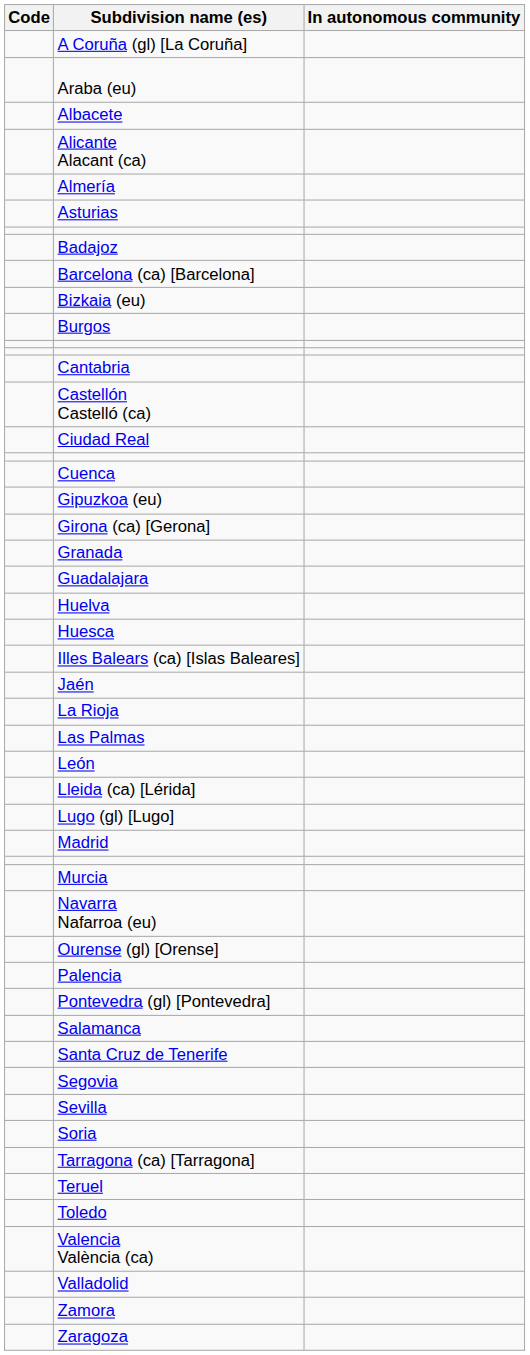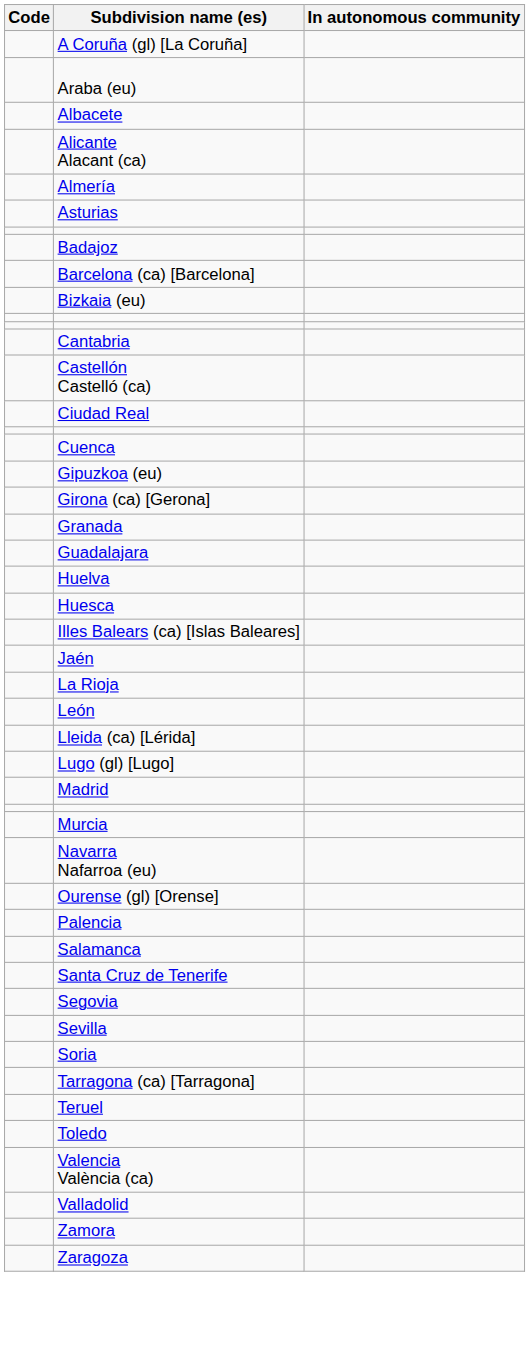- row: (29, 327)
- row: (29, 738)
- row: (29, 1002)
